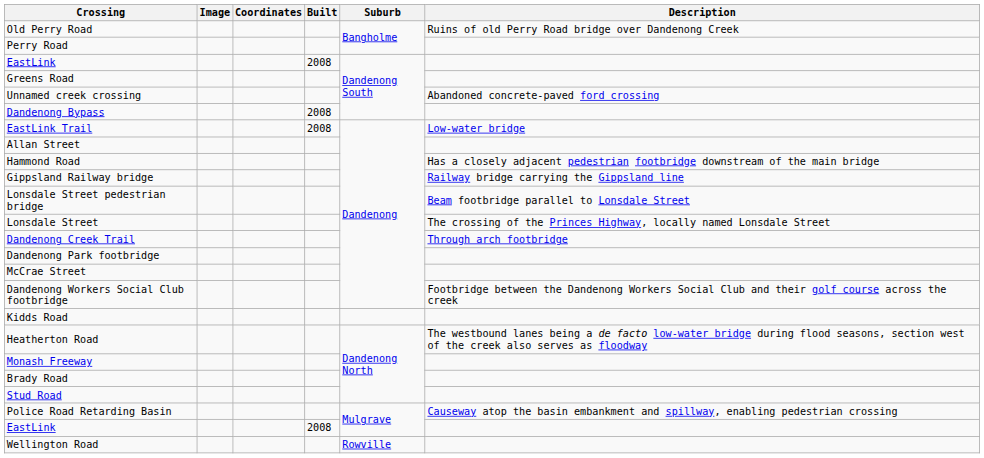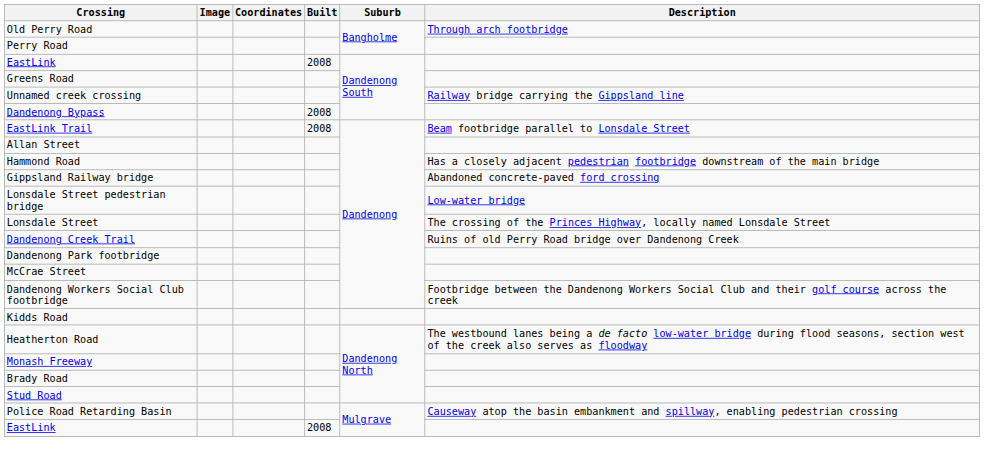(583, 29) Ruins of old Perry Road bridge over Dandenong Creek -> (498, 29) Through arch footbridge
(543, 95) Abandoned concrete-paved ford crossing -> (556, 95) Railway bridge carrying the Gippsland line
(476, 128) Low-water bridge -> (559, 128) Beam footbridge parallel to Lonsdale Street
(556, 178) Railway bridge carrying the Gippsland line -> (543, 178) Abandoned concrete-paved ford crossing
(559, 200) Beam footbridge parallel to Lonsdale Street -> (476, 200) Low-water bridge
(498, 239) Through arch footbridge -> (583, 239) Ruins of old Perry Road bridge over Dandenong Creek
- row: (53, 444)
